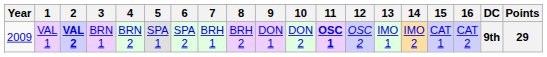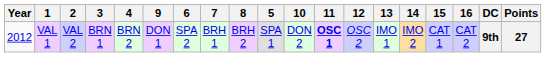columns swapped: (158, 13) <-> (271, 13)
(19, 37) 2009 -> (19, 37) 2012
(73, 37) bold -> (73, 37) normal
(522, 37) 29 -> (521, 37) 27
